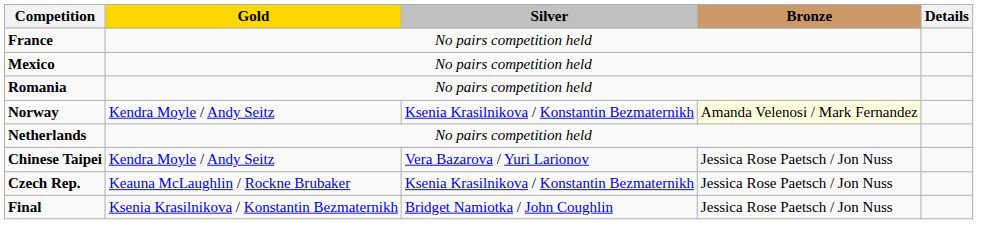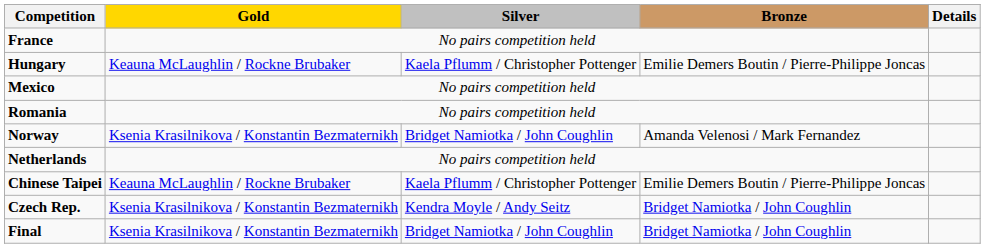+ row: (37, 64)
(192, 111) Kendra Moyle / Andy Seitz -> (253, 135) Ksenia Krasilnikova / Konstantin Bezmaternikh
(549, 111) Ksenia Krasilnikova / Konstantin Bezmaternikh -> (509, 135) Bridget Namiotka / John Coughlin
(809, 111) lightyellow background -> (752, 135) no background
(192, 159) Kendra Moyle / Andy Seitz -> (230, 183) Keauna McLaughlin / Rockne Brubaker
(497, 159) Vera Bazarova / Yuri Larionov -> (521, 183) Kaela Pflumm / Christopher Pottenger
(797, 159) Jessica Rose Paetsch / Jon Nuss -> (784, 183) Emilie Demers Boutin / Pierre-Philippe Joncas
(230, 183) Keauna McLaughlin / Rockne Brubaker -> (253, 207) Ksenia Krasilnikova / Konstantin Bezmaternikh
(549, 183) Ksenia Krasilnikova / Konstantin Bezmaternikh -> (488, 207) Kendra Moyle / Andy Seitz
(797, 183) Jessica Rose Paetsch / Jon Nuss -> (747, 207) Bridget Namiotka / John Coughlin
(797, 207) Jessica Rose Paetsch / Jon Nuss -> (747, 231) Bridget Namiotka / John Coughlin
